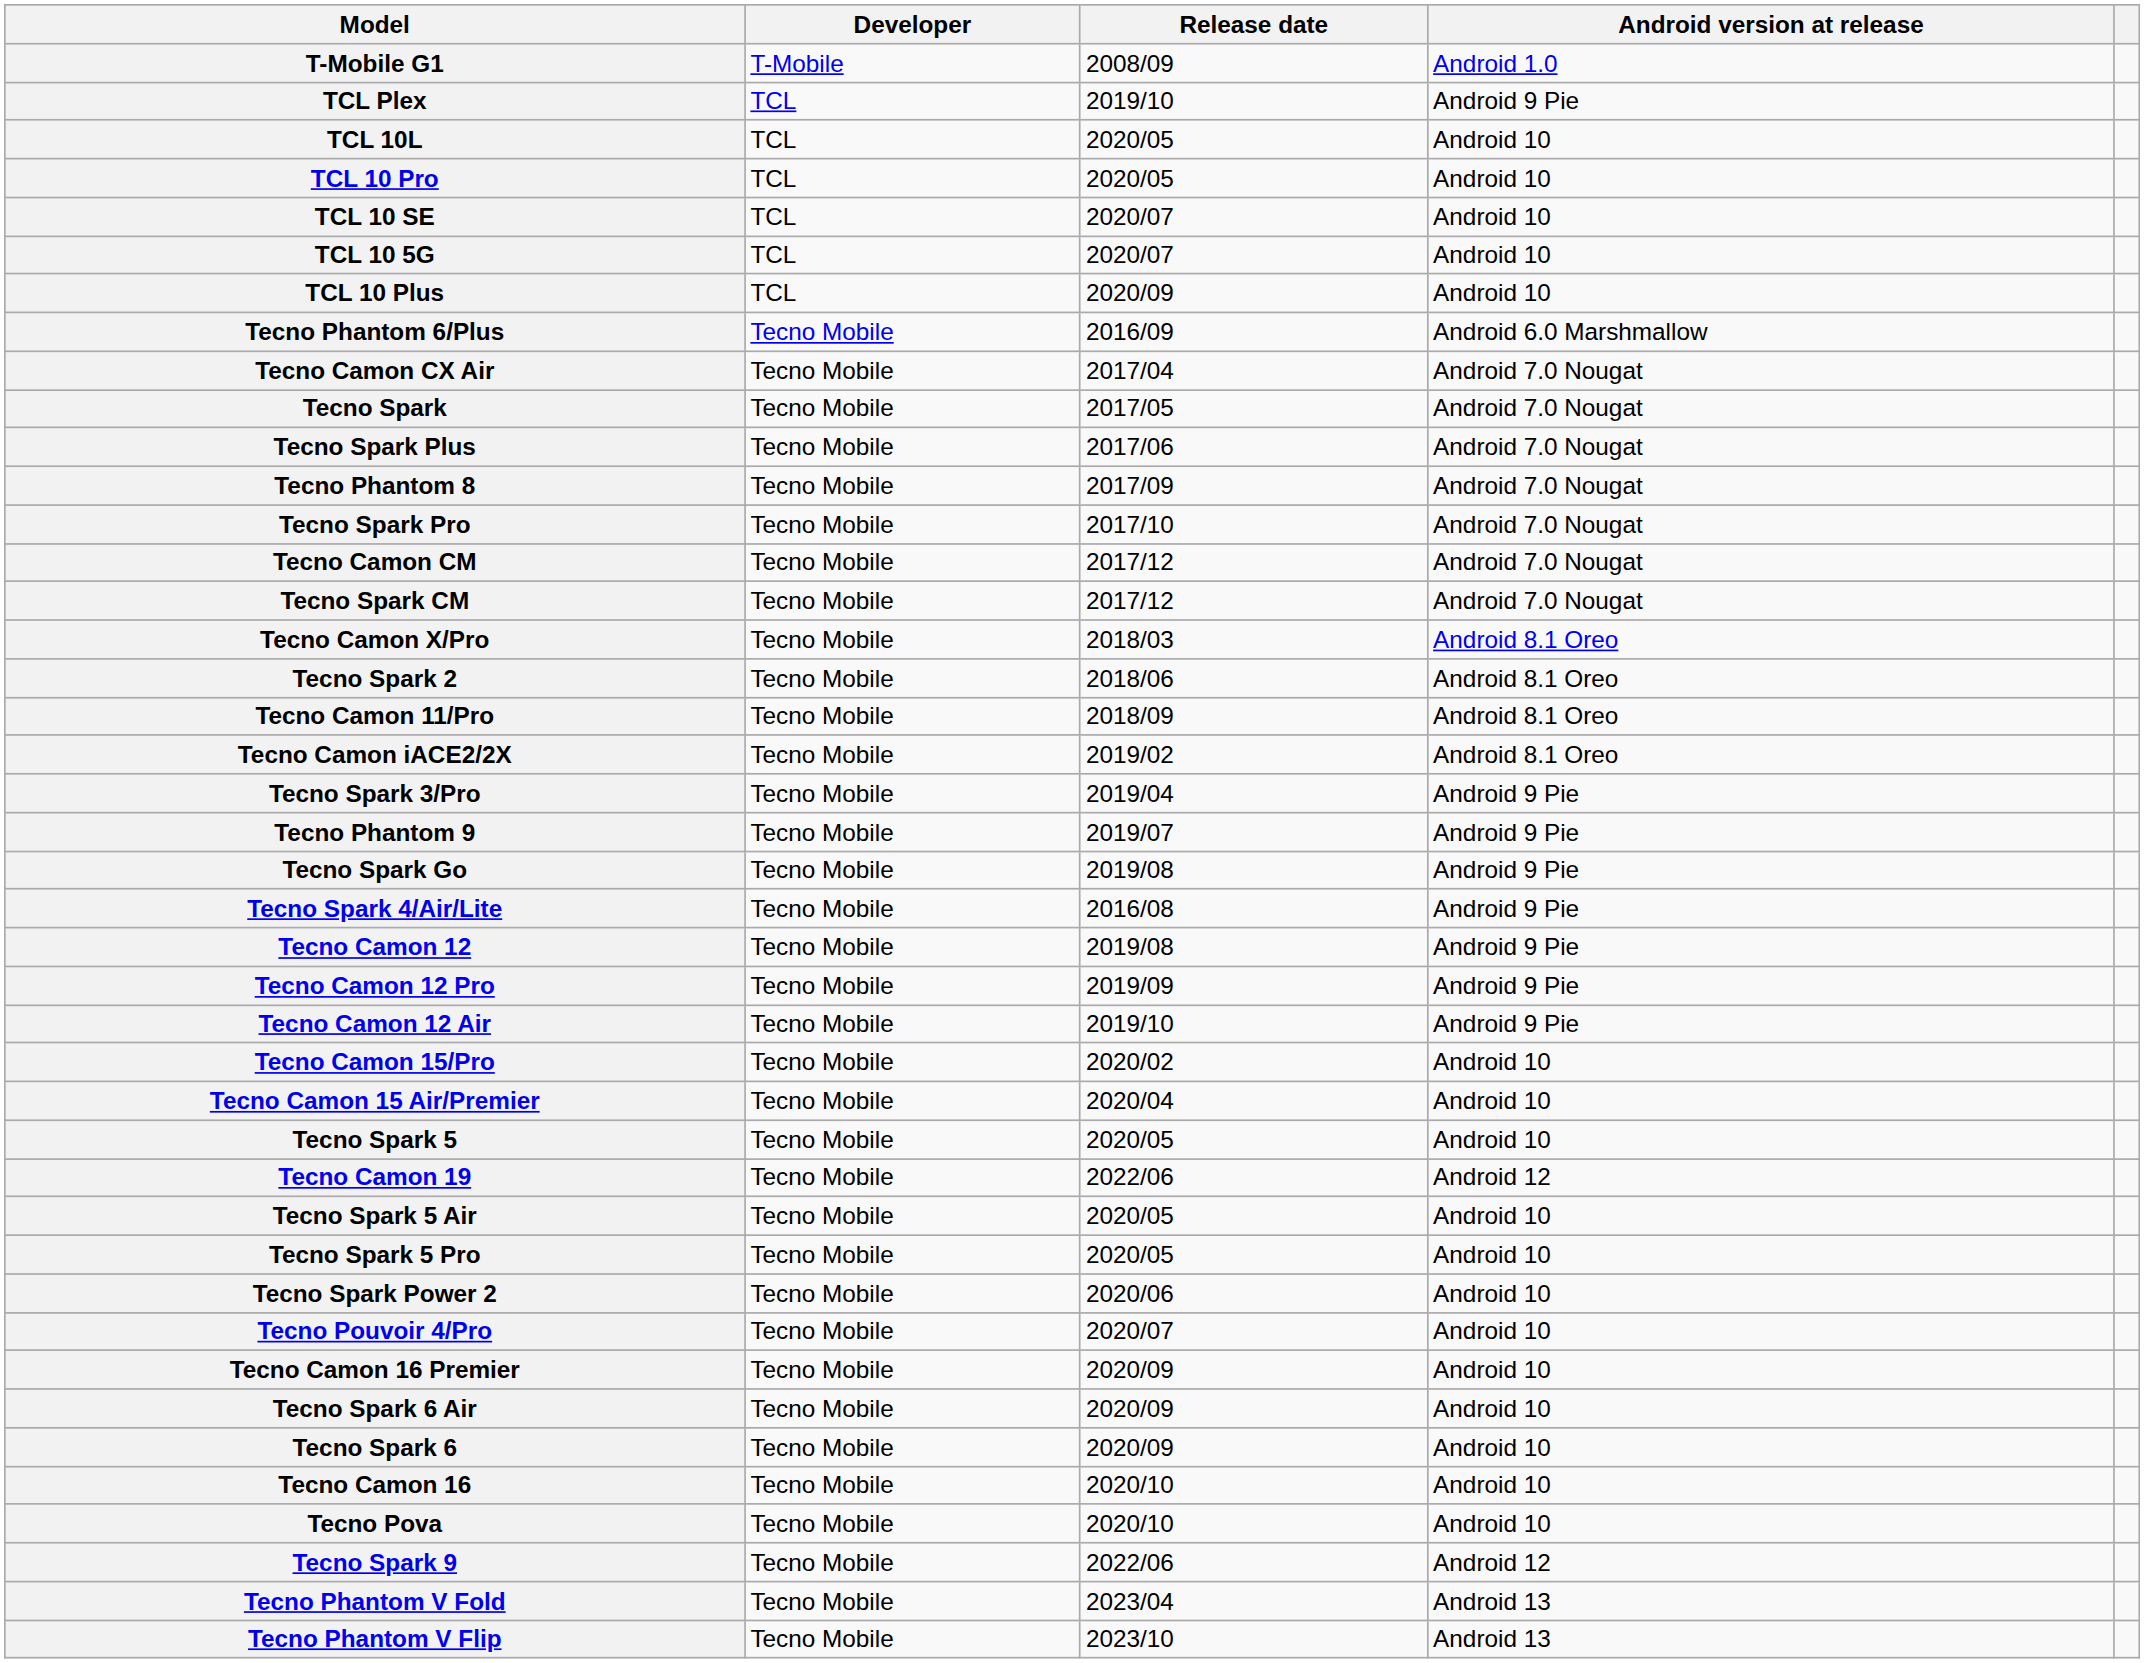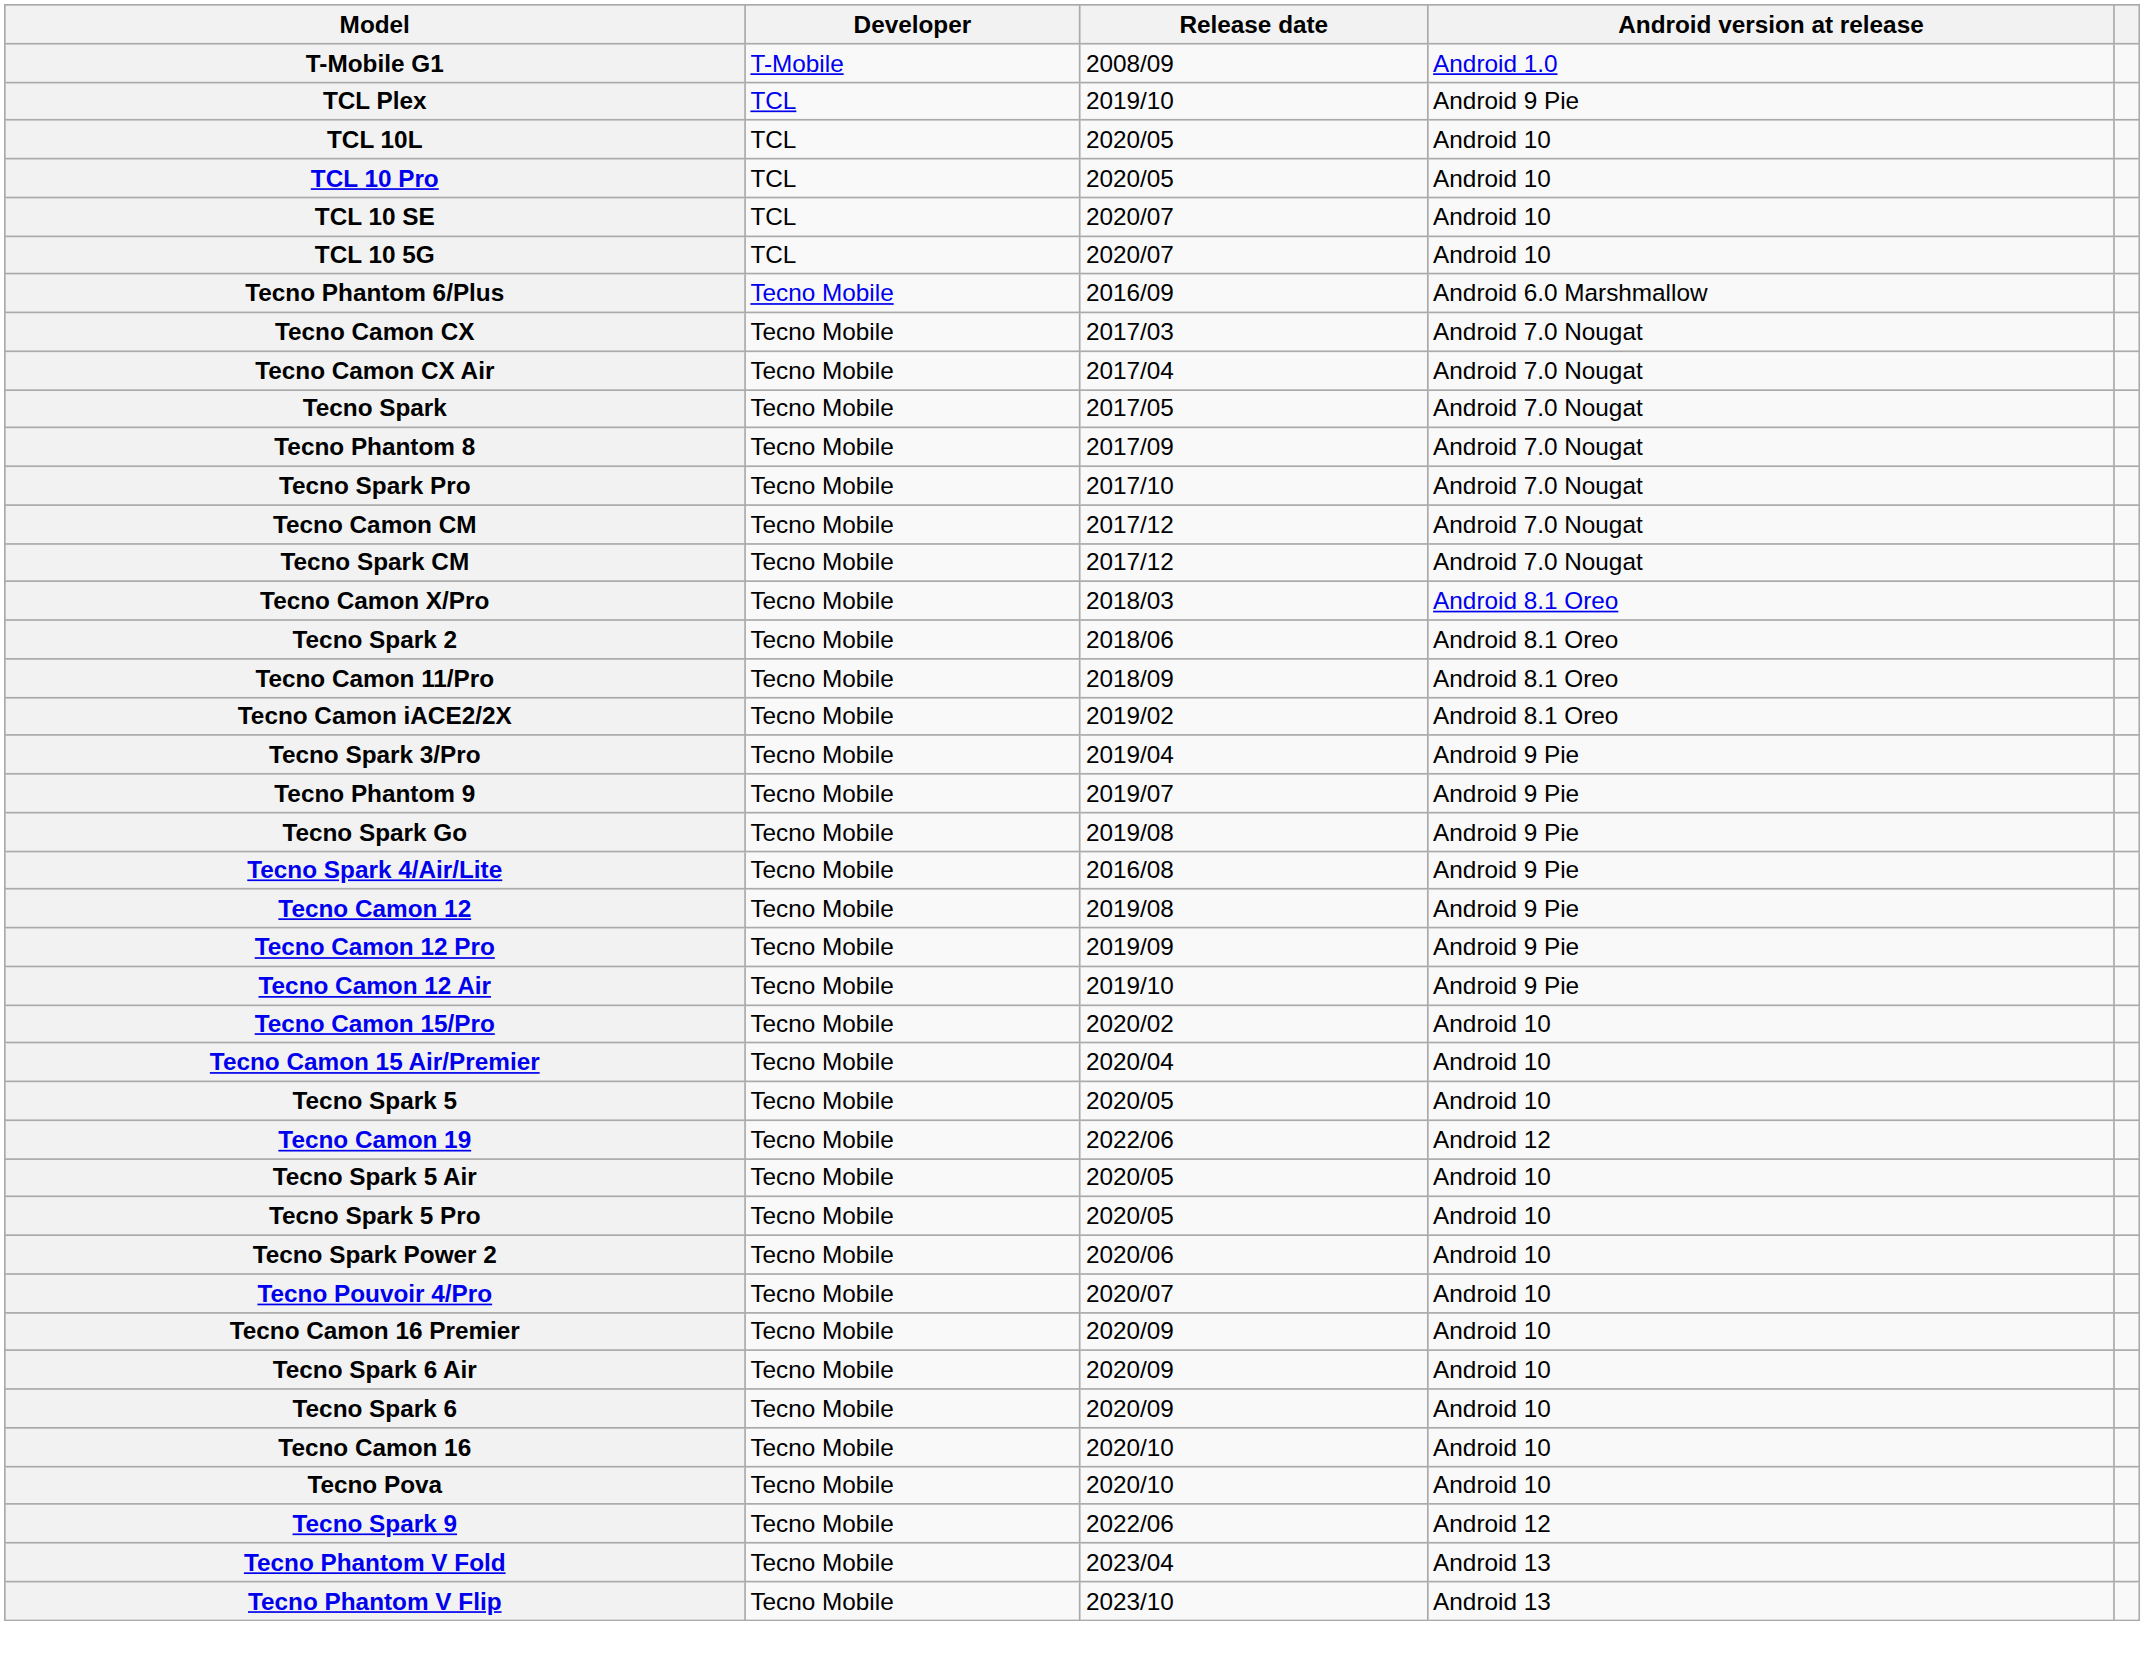- row: (375, 294)
+ row: (375, 332)
- row: (375, 447)
